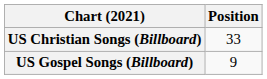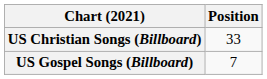(233, 62) 9 -> (233, 62) 7
